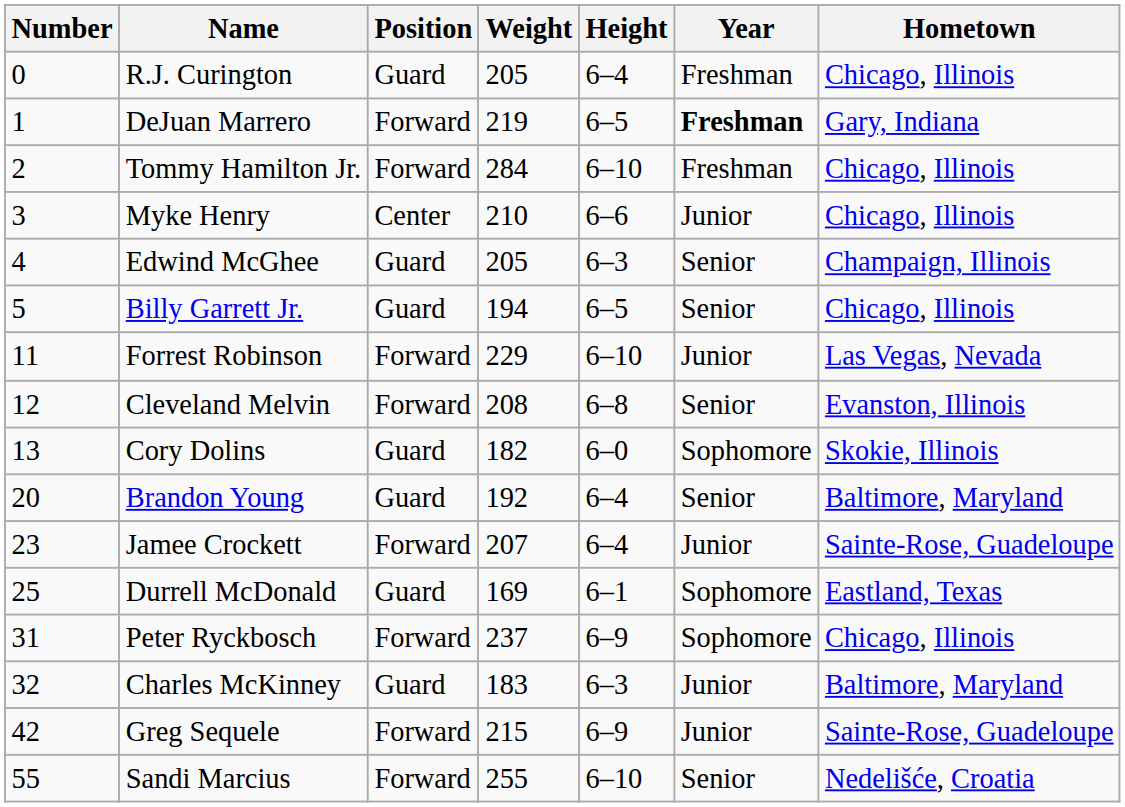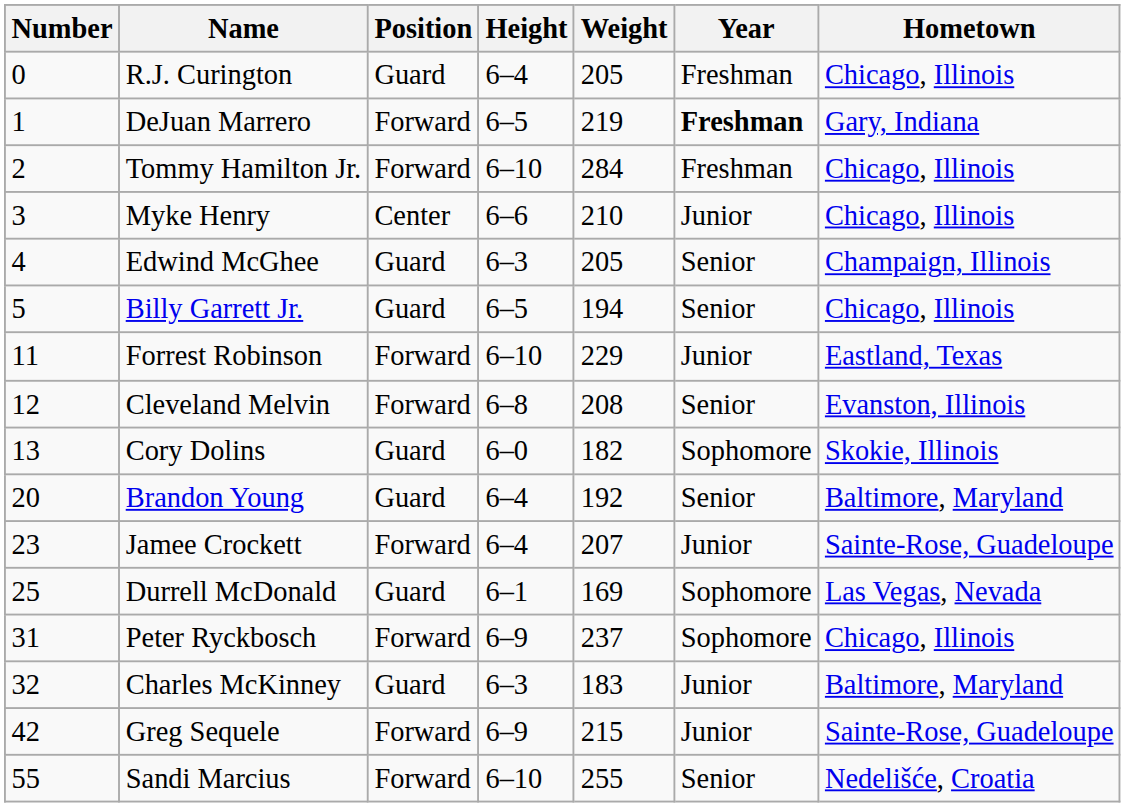columns swapped: (627, 28) <-> (529, 28)
(933, 356) Las Vegas, Nevada -> (914, 356) Eastland, Texas
(914, 590) Eastland, Texas -> (933, 590) Las Vegas, Nevada
